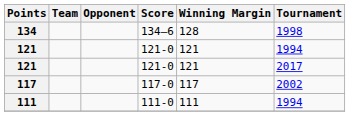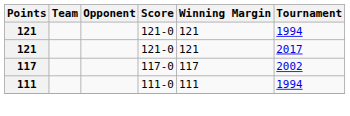- row: (27, 31)
